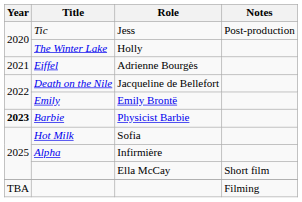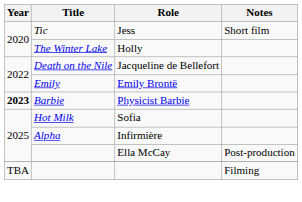(259, 30) Post-production -> (247, 30) Short film
- row: (46, 65)
(247, 170) Short film -> (259, 153) Post-production
